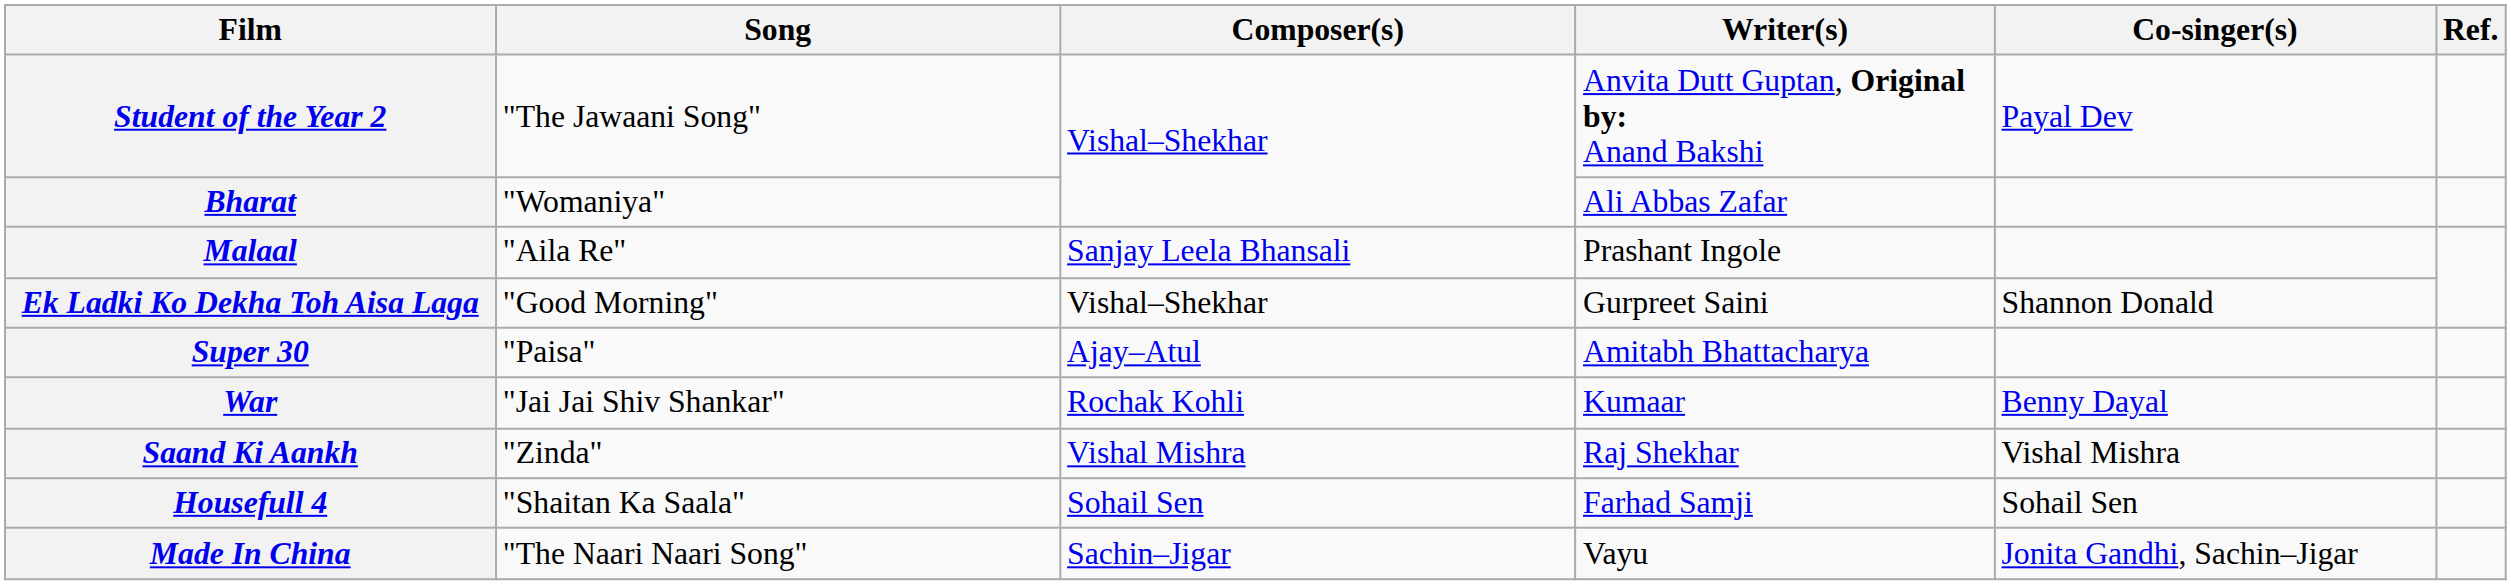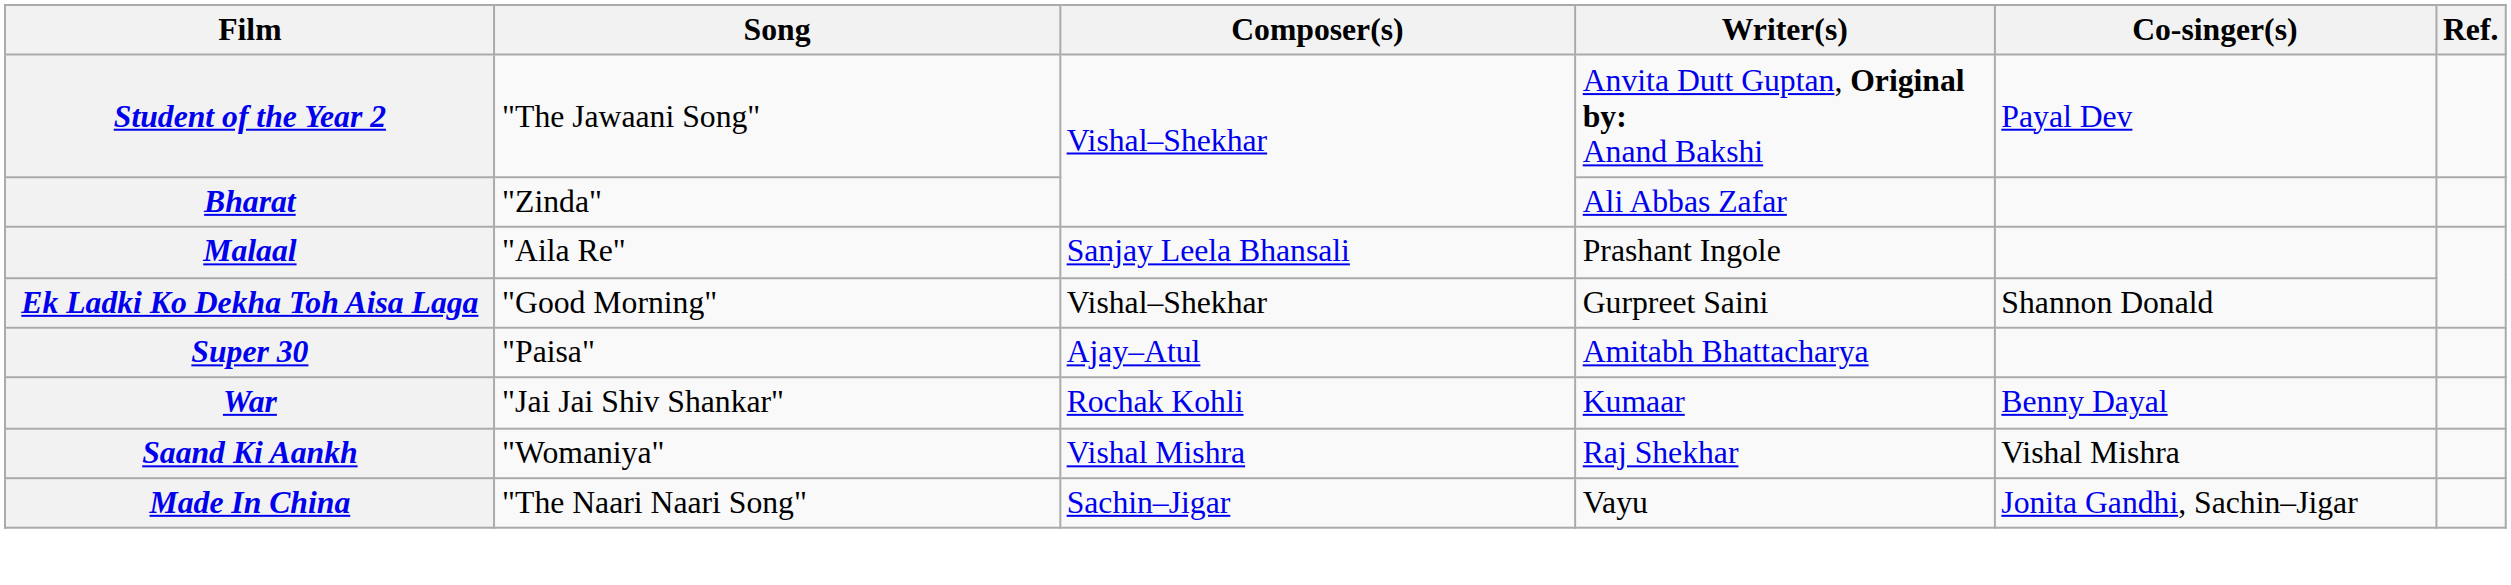(584, 201) "Womaniya" -> (552, 201) "Zinda"
(553, 452) "Zinda" -> (583, 452) "Womaniya"
- row: (250, 502)
